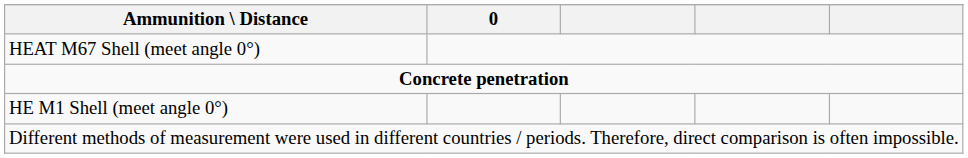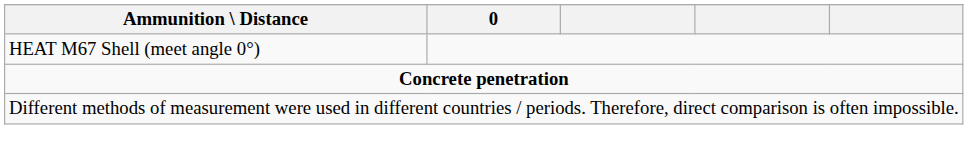- row: (118, 108)
